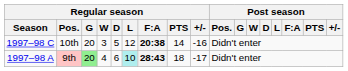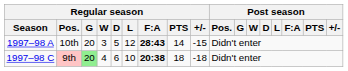(30, 43) 1997–98 C -> (30, 43) 1997–98 A
(152, 43) 20:38 -> (152, 43) 28:43
(200, 43) -16 -> (200, 43) -15
(30, 58) 1997–98 A -> (30, 58) 1997–98 C
(130, 58) paleturquoise background -> (130, 58) no background
(152, 58) 28:43 -> (152, 58) 20:38
(200, 58) -17 -> (200, 58) -18
